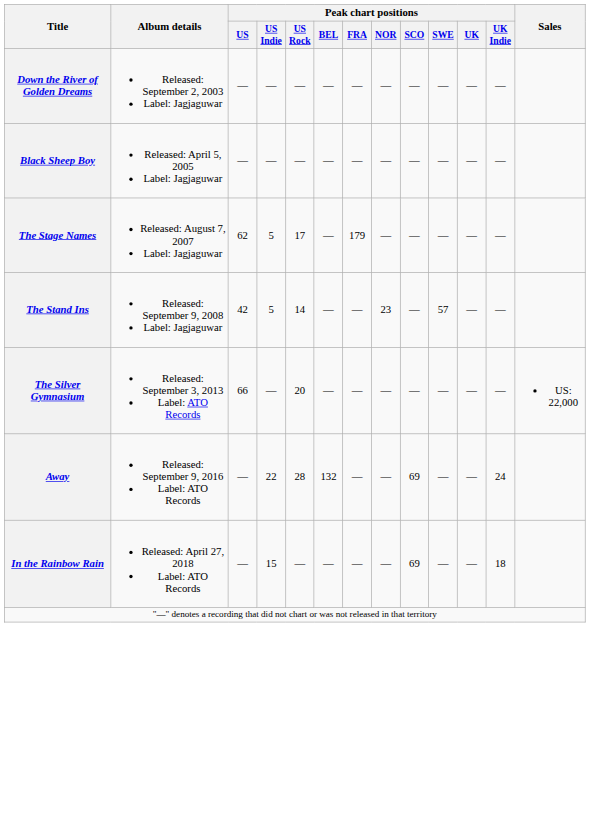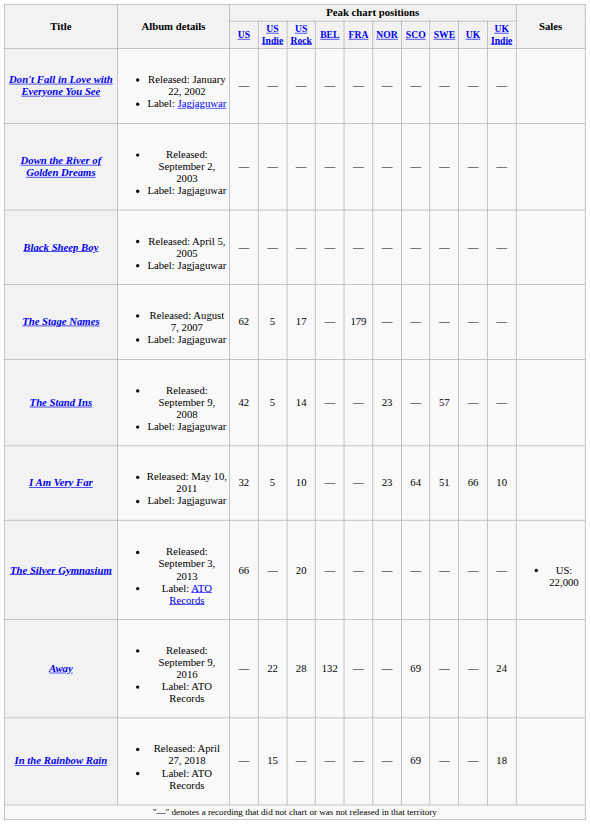+ row: (61, 86)
+ row: (61, 483)
